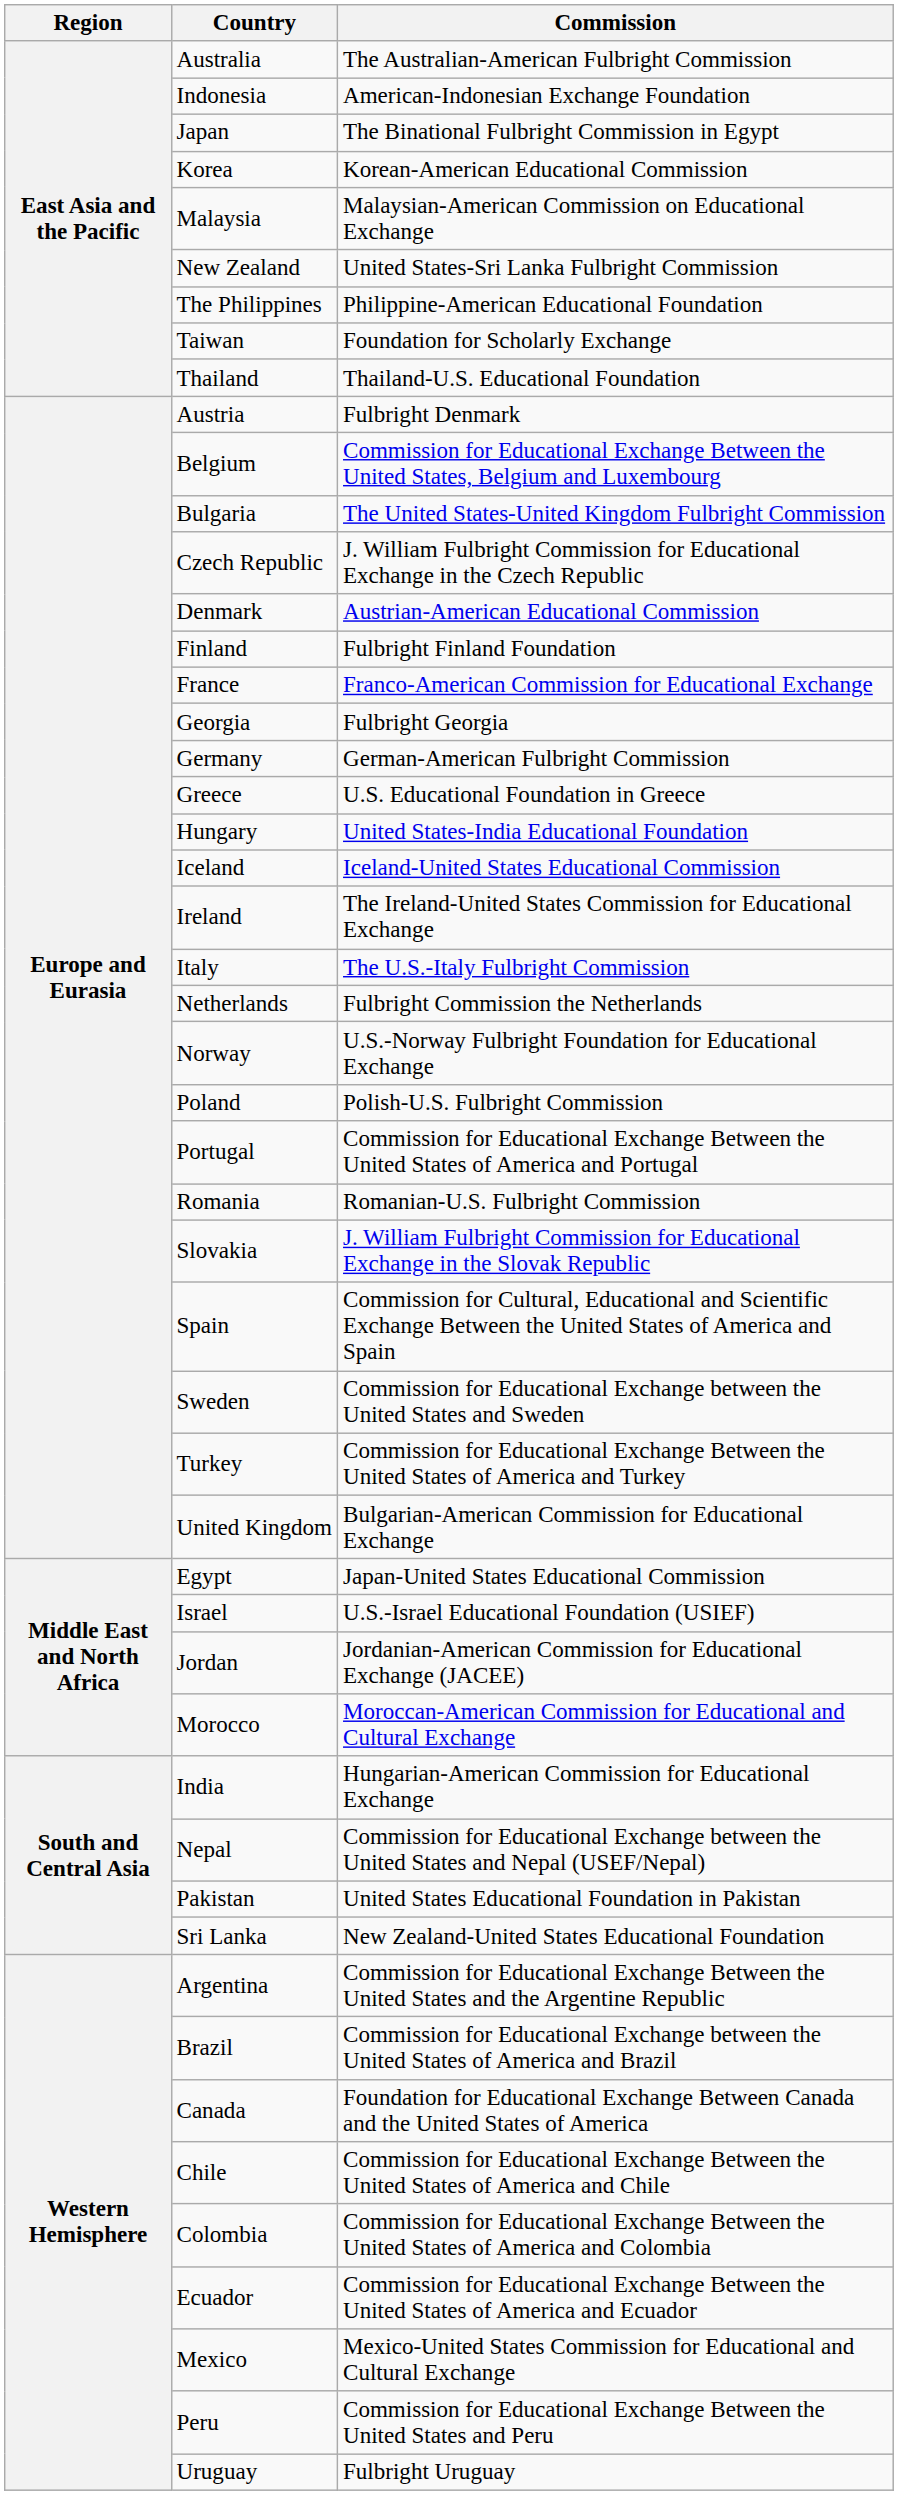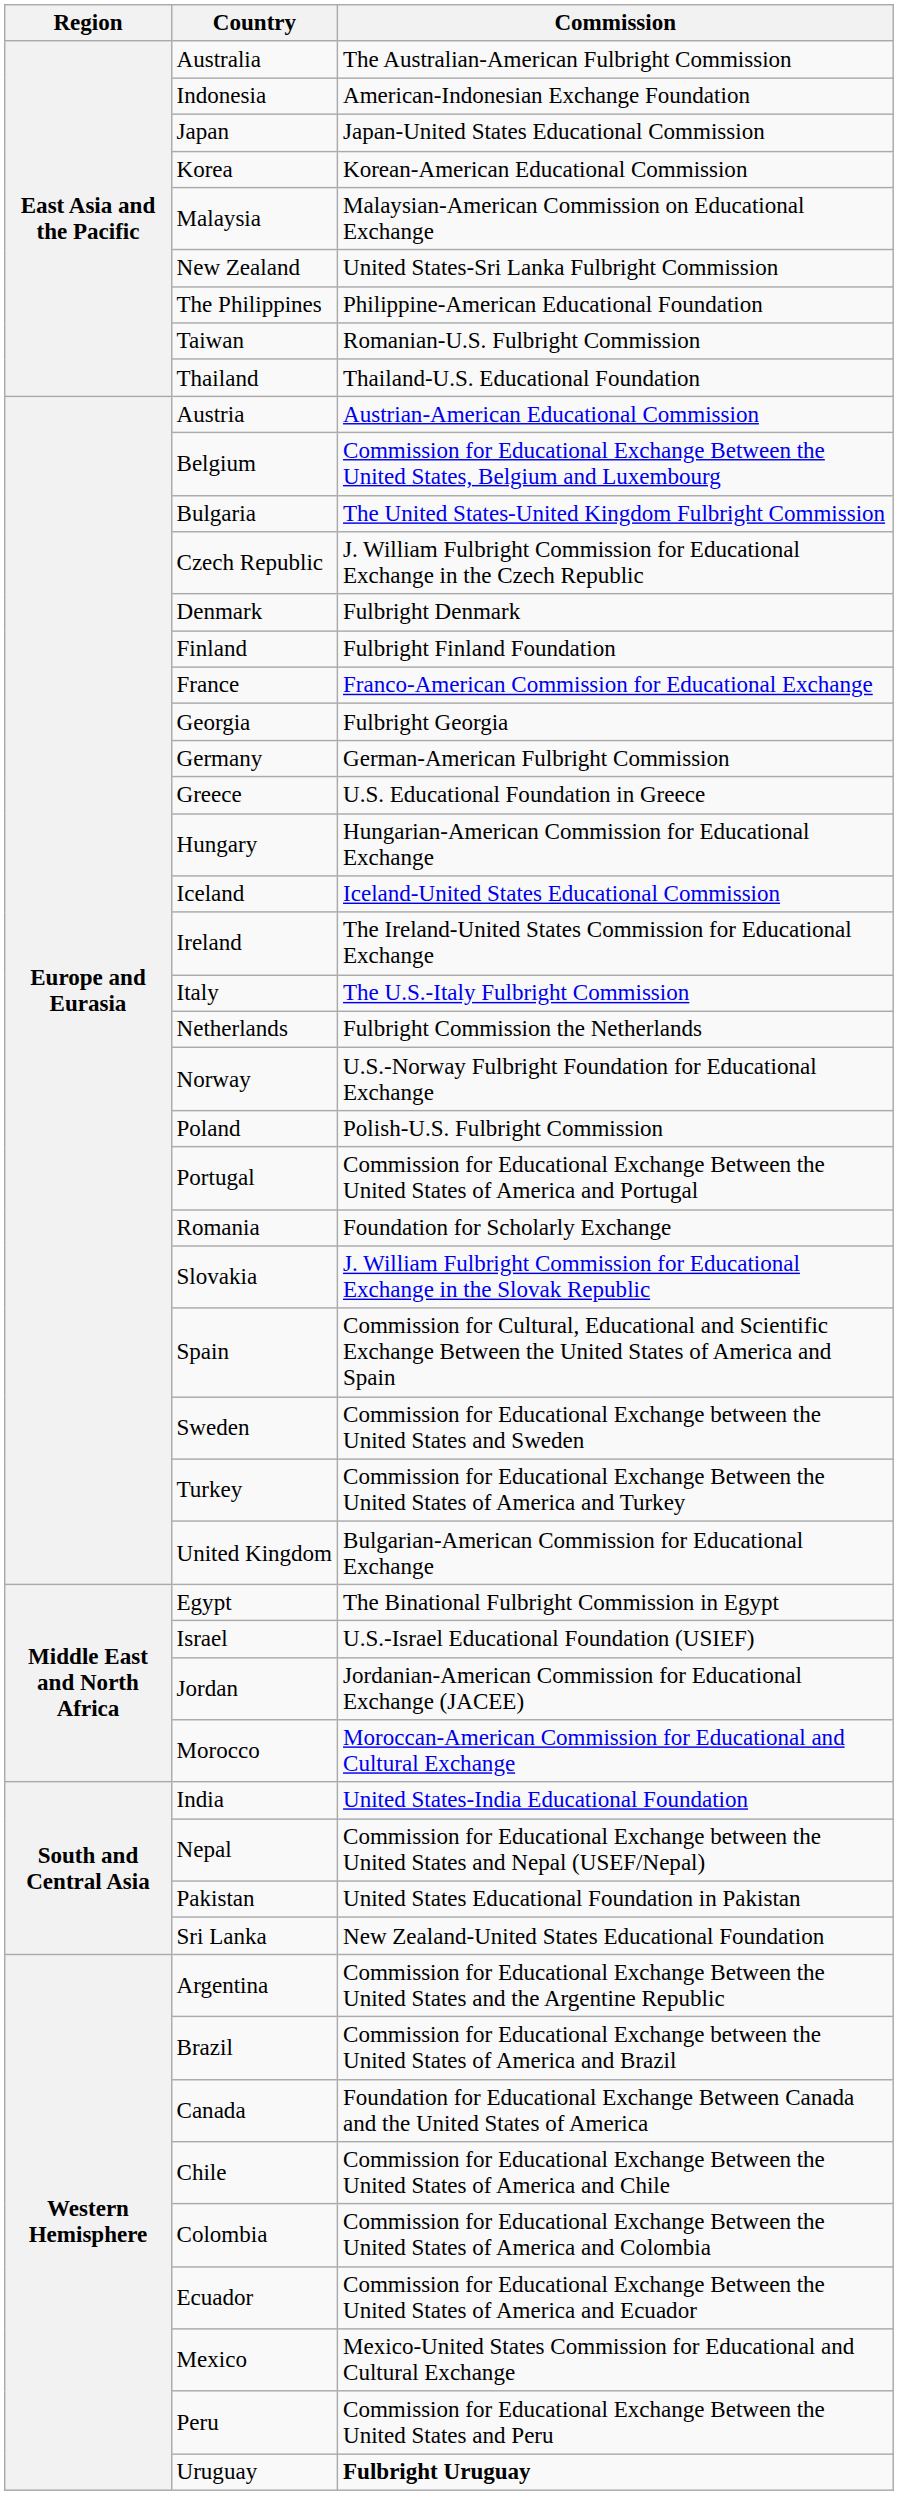(561, 132) The Binational Fulbright Commission in Egypt -> (554, 132) Japan-United States Educational Commission
(507, 341) Foundation for Scholarly Exchange -> (522, 341) Romanian-U.S. Fulbright Commission
(432, 414) Fulbright Denmark -> (551, 414) Austrian-American Educational Commission
(551, 612) Austrian-American Educational Commission -> (432, 612) Fulbright Denmark
(546, 831) United States-India Educational Foundation -> (576, 844) Hungarian-American Commission for Educational Exchange
(522, 1201) Romanian-U.S. Fulbright Commission -> (507, 1227) Foundation for Scholarly Exchange
(554, 1576) Japan-United States Educational Commission -> (561, 1602) The Binational Fulbright Commission in Egypt
(576, 1787) Hungarian-American Commission for Educational Exchange -> (546, 1800) United States-India Educational Foundation
(429, 2471) normal -> (437, 2471) bold
